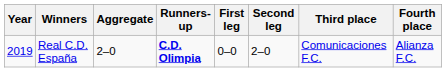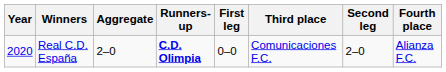columns swapped: (274, 20) <-> (346, 20)
(20, 51) 2019 -> (20, 51) 2020
